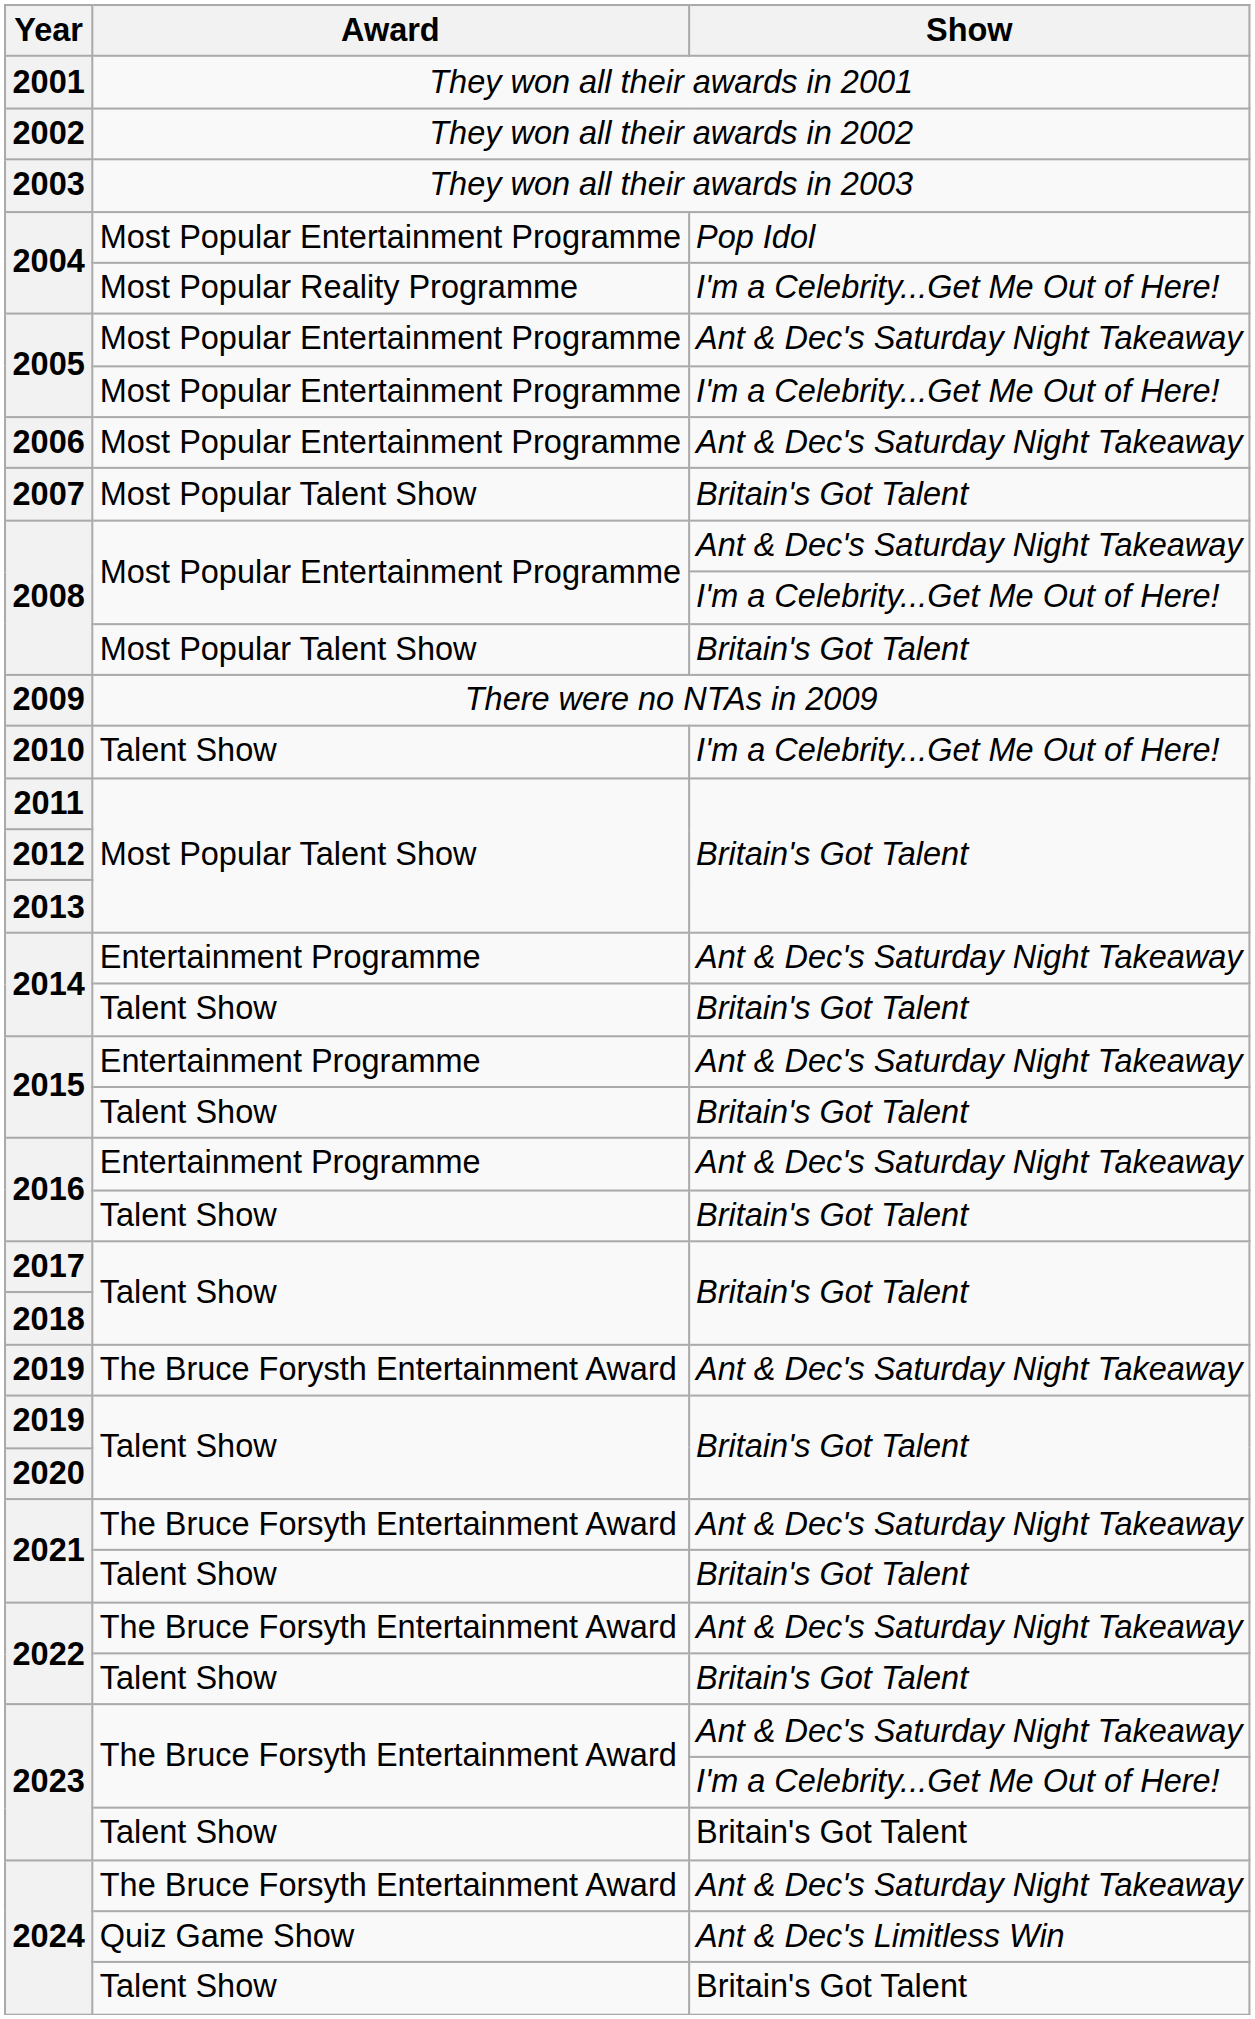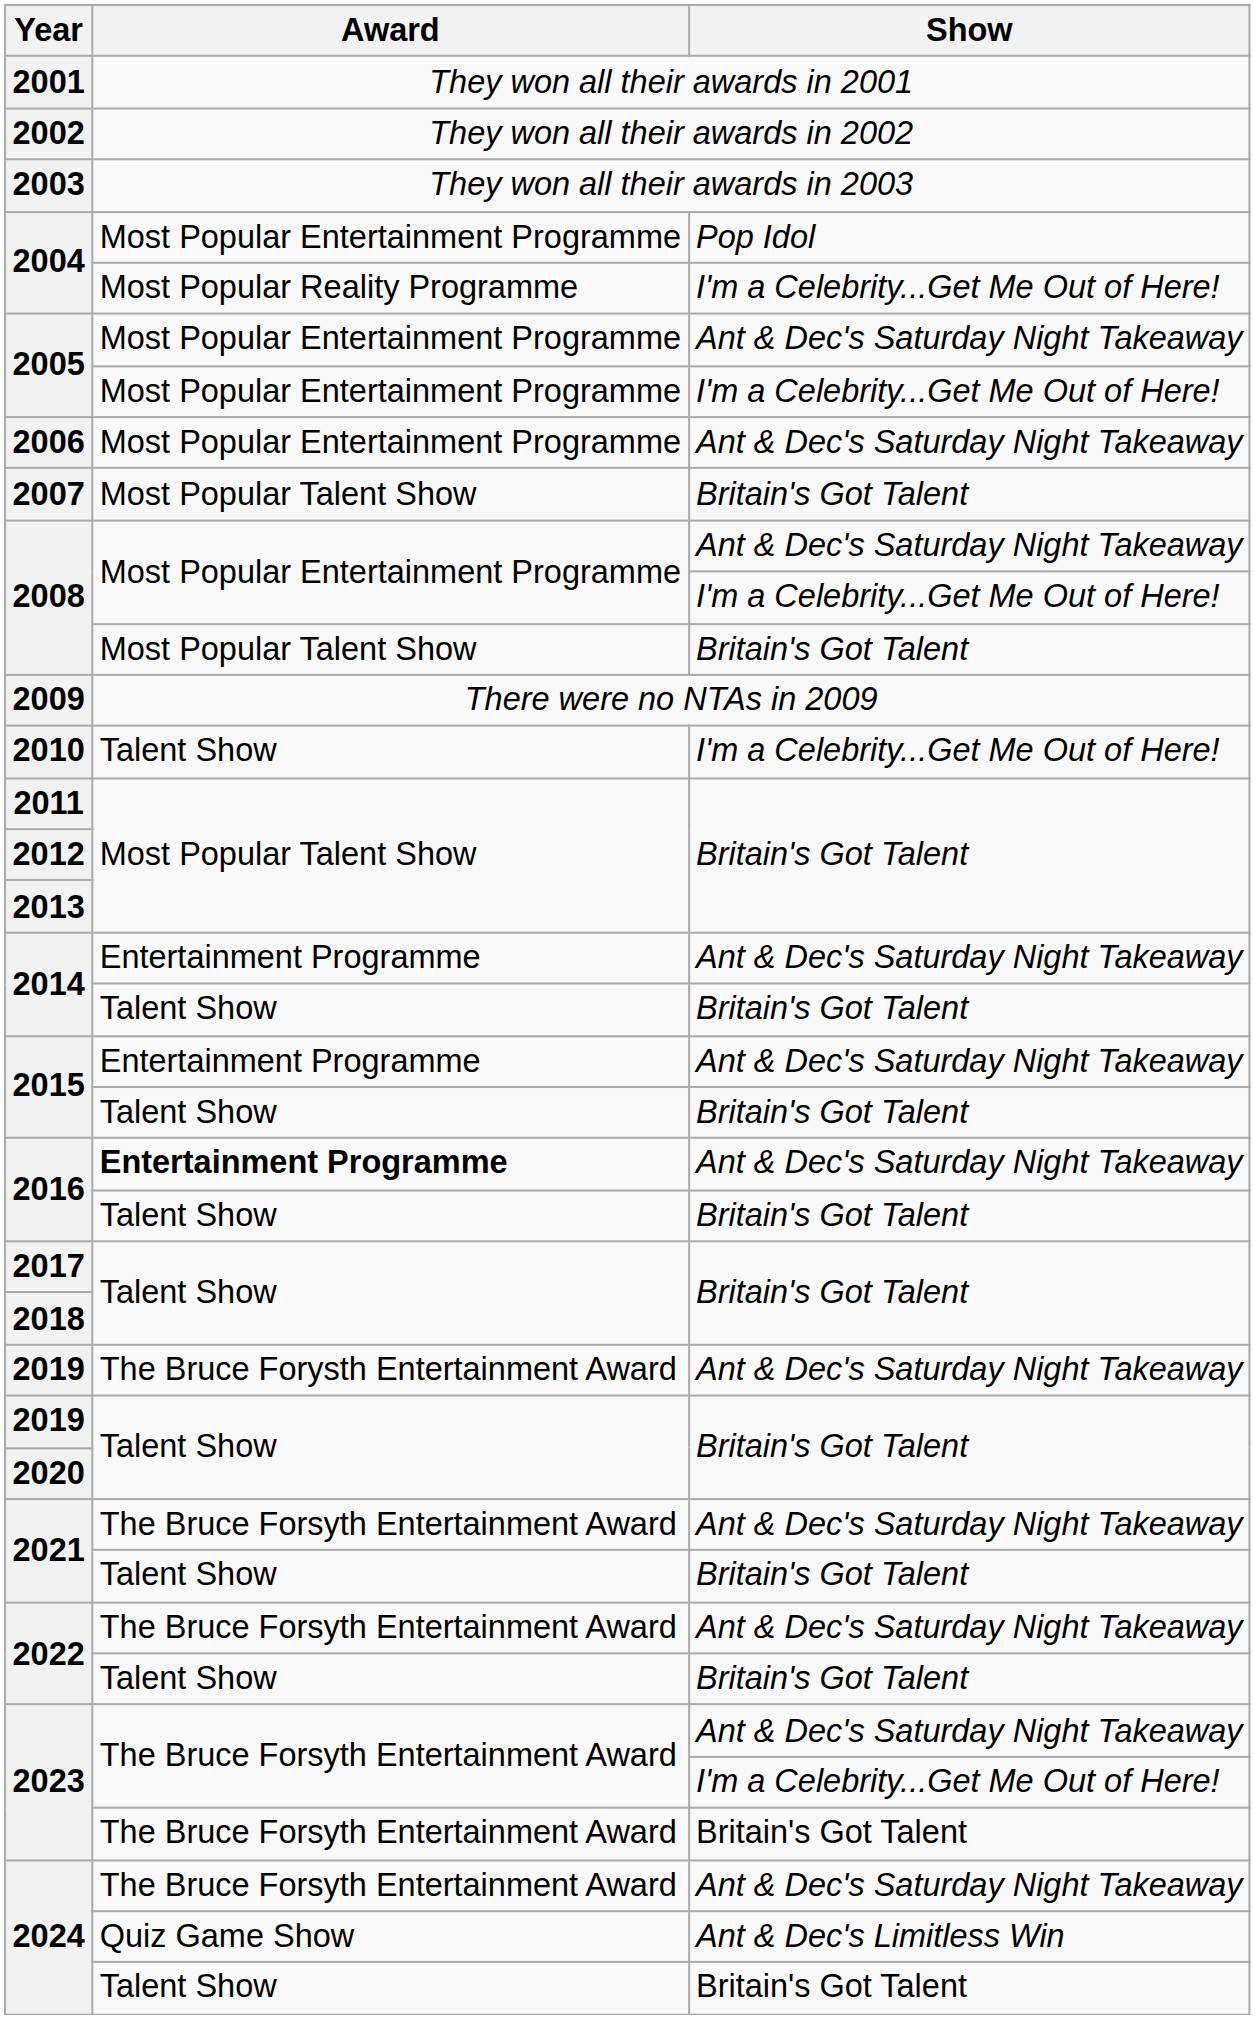(290, 1163) normal -> (304, 1163) bold
(188, 1833) Talent Show -> (388, 1833) The Bruce Forsyth Entertainment Award
